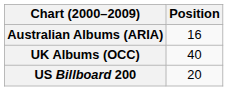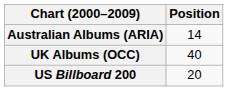(194, 34) 16 -> (194, 34) 14
